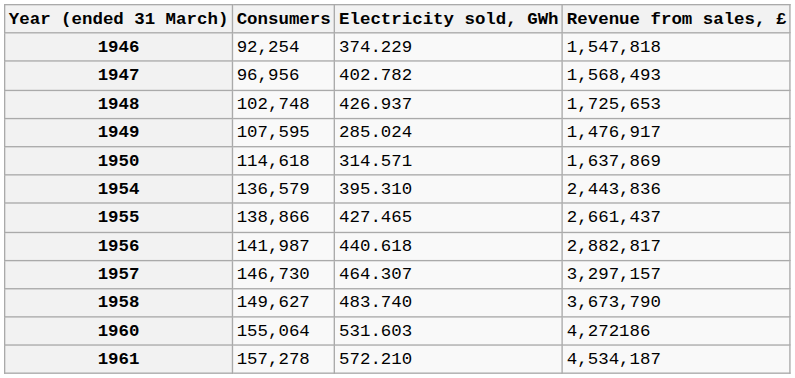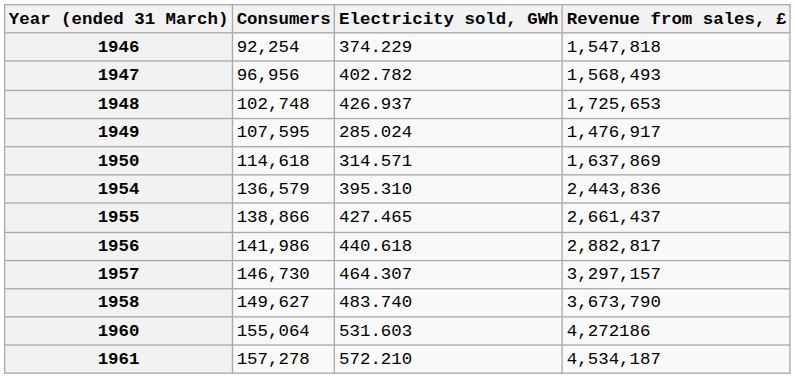(273, 246) 141,987 -> (273, 246) 141,986
